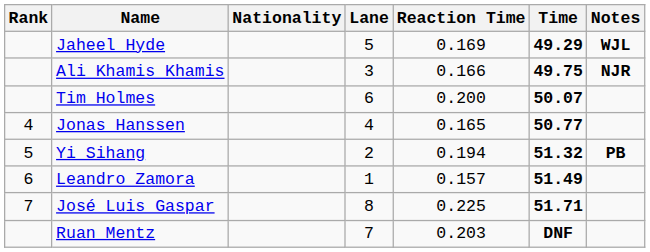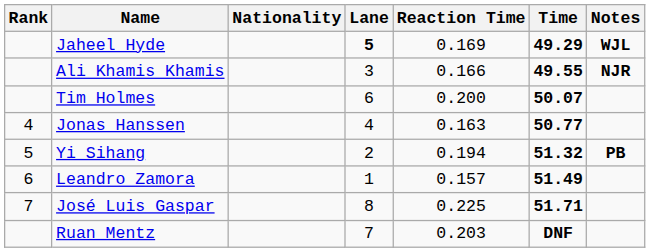(369, 45) normal -> (369, 45) bold
(558, 72) 49.75 -> (558, 72) 49.55
(461, 126) 0.165 -> (461, 126) 0.163
